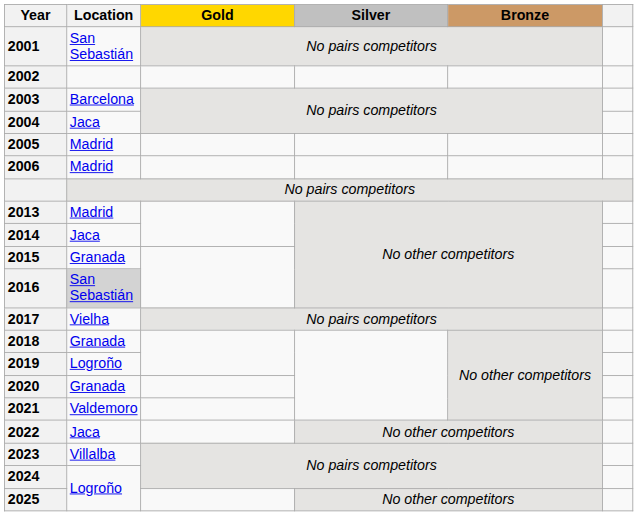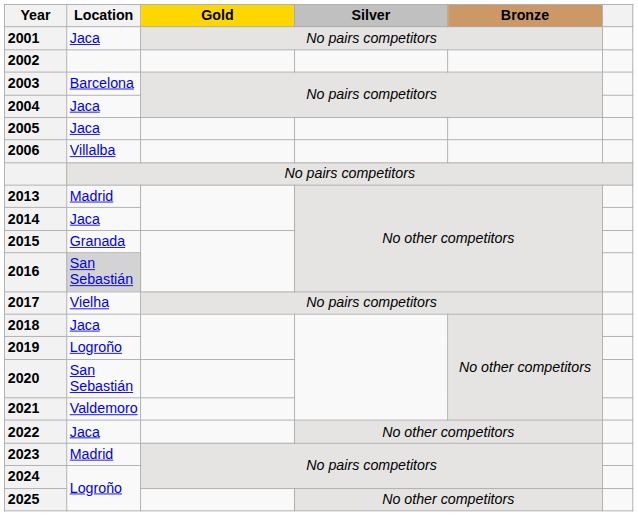(101, 46) San Sebastián -> (85, 38) Jaca
(92, 144) Madrid -> (85, 128) Jaca
(92, 167) Madrid -> (93, 151) Villalba
(97, 341) Granada -> (85, 325) Jaca
(97, 386) Granada -> (101, 378) San Sebastián
(93, 454) Villalba -> (92, 454) Madrid
